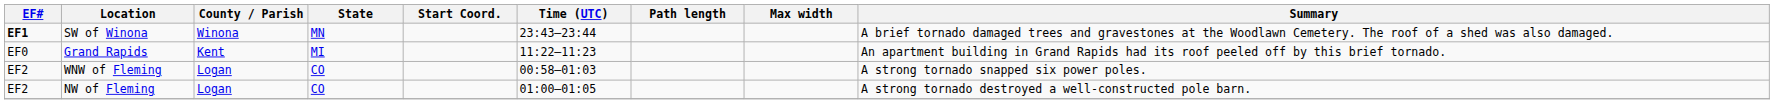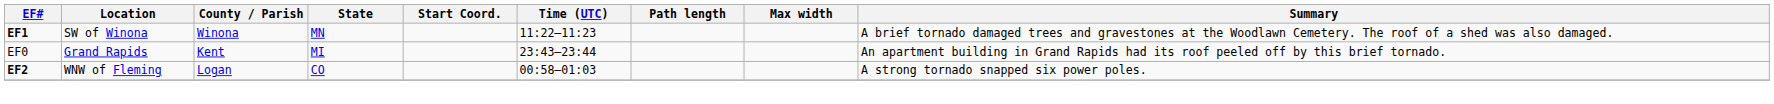(558, 33) 23:43–23:44 -> (558, 33) 11:22–11:23
(558, 52) 11:22–11:23 -> (558, 52) 23:43–23:44
(18, 70) normal -> (18, 70) bold
- row: (109, 89)
